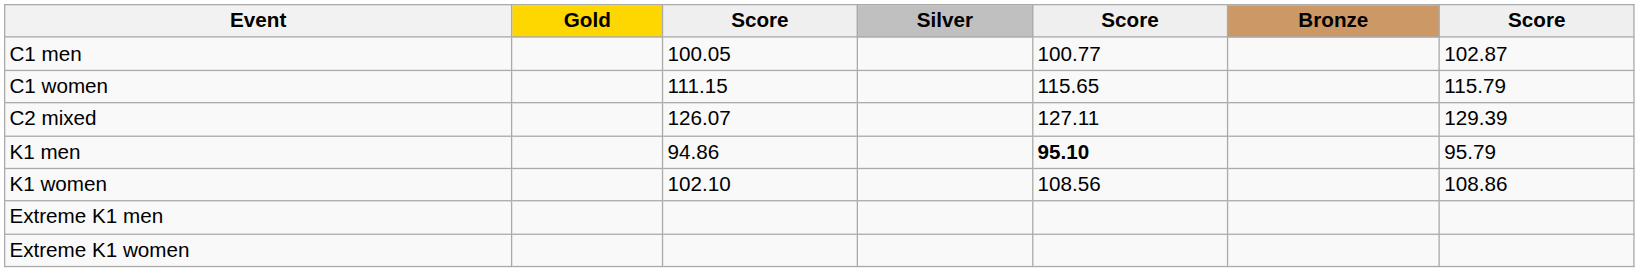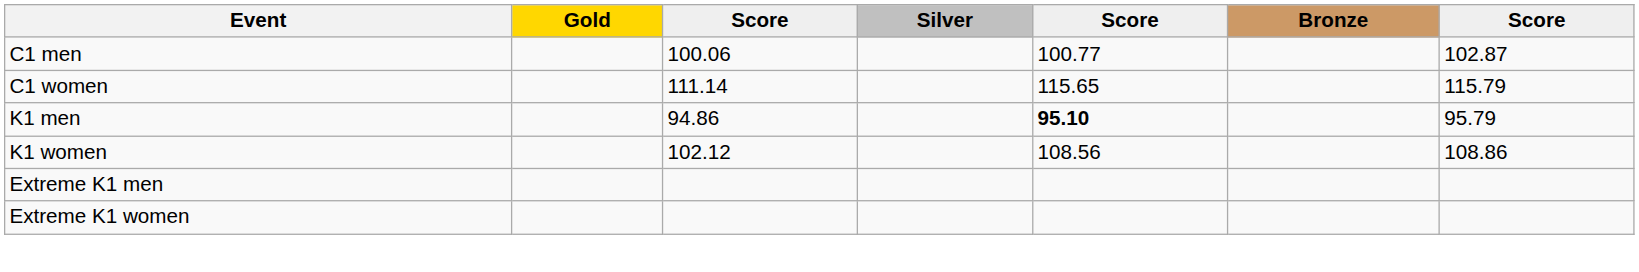(699, 53) 100.05 -> (699, 53) 100.06
(698, 86) 111.15 -> (698, 86) 111.14
- row: (53, 119)
(699, 184) 102.10 -> (699, 151) 102.12
